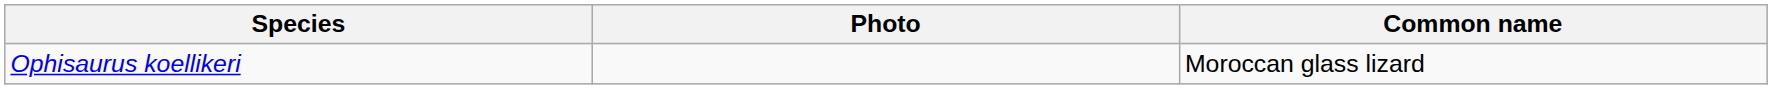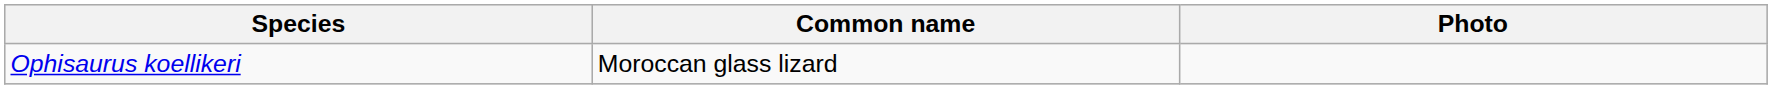columns swapped: (1473, 24) <-> (886, 24)
